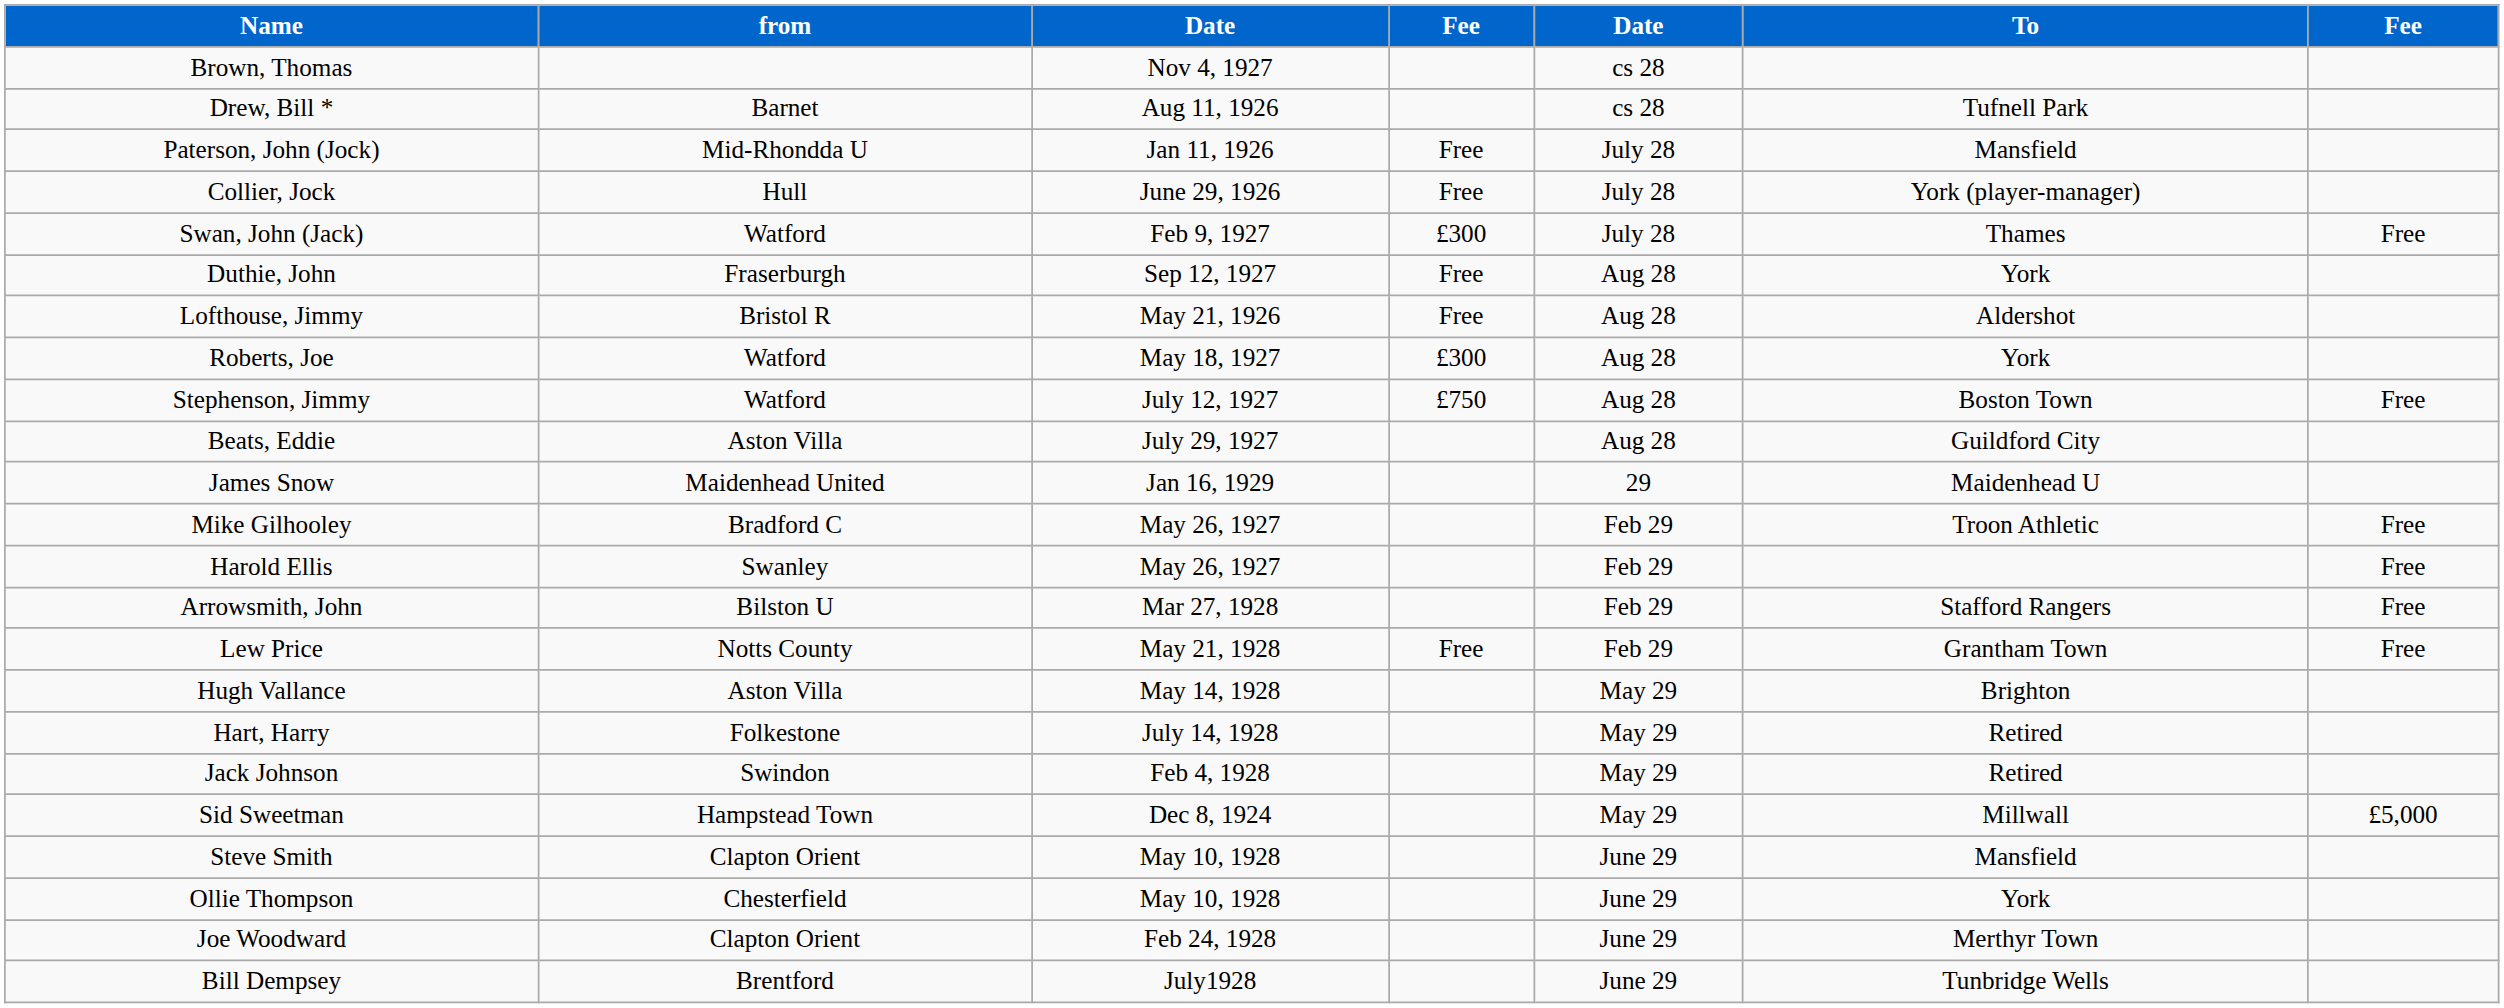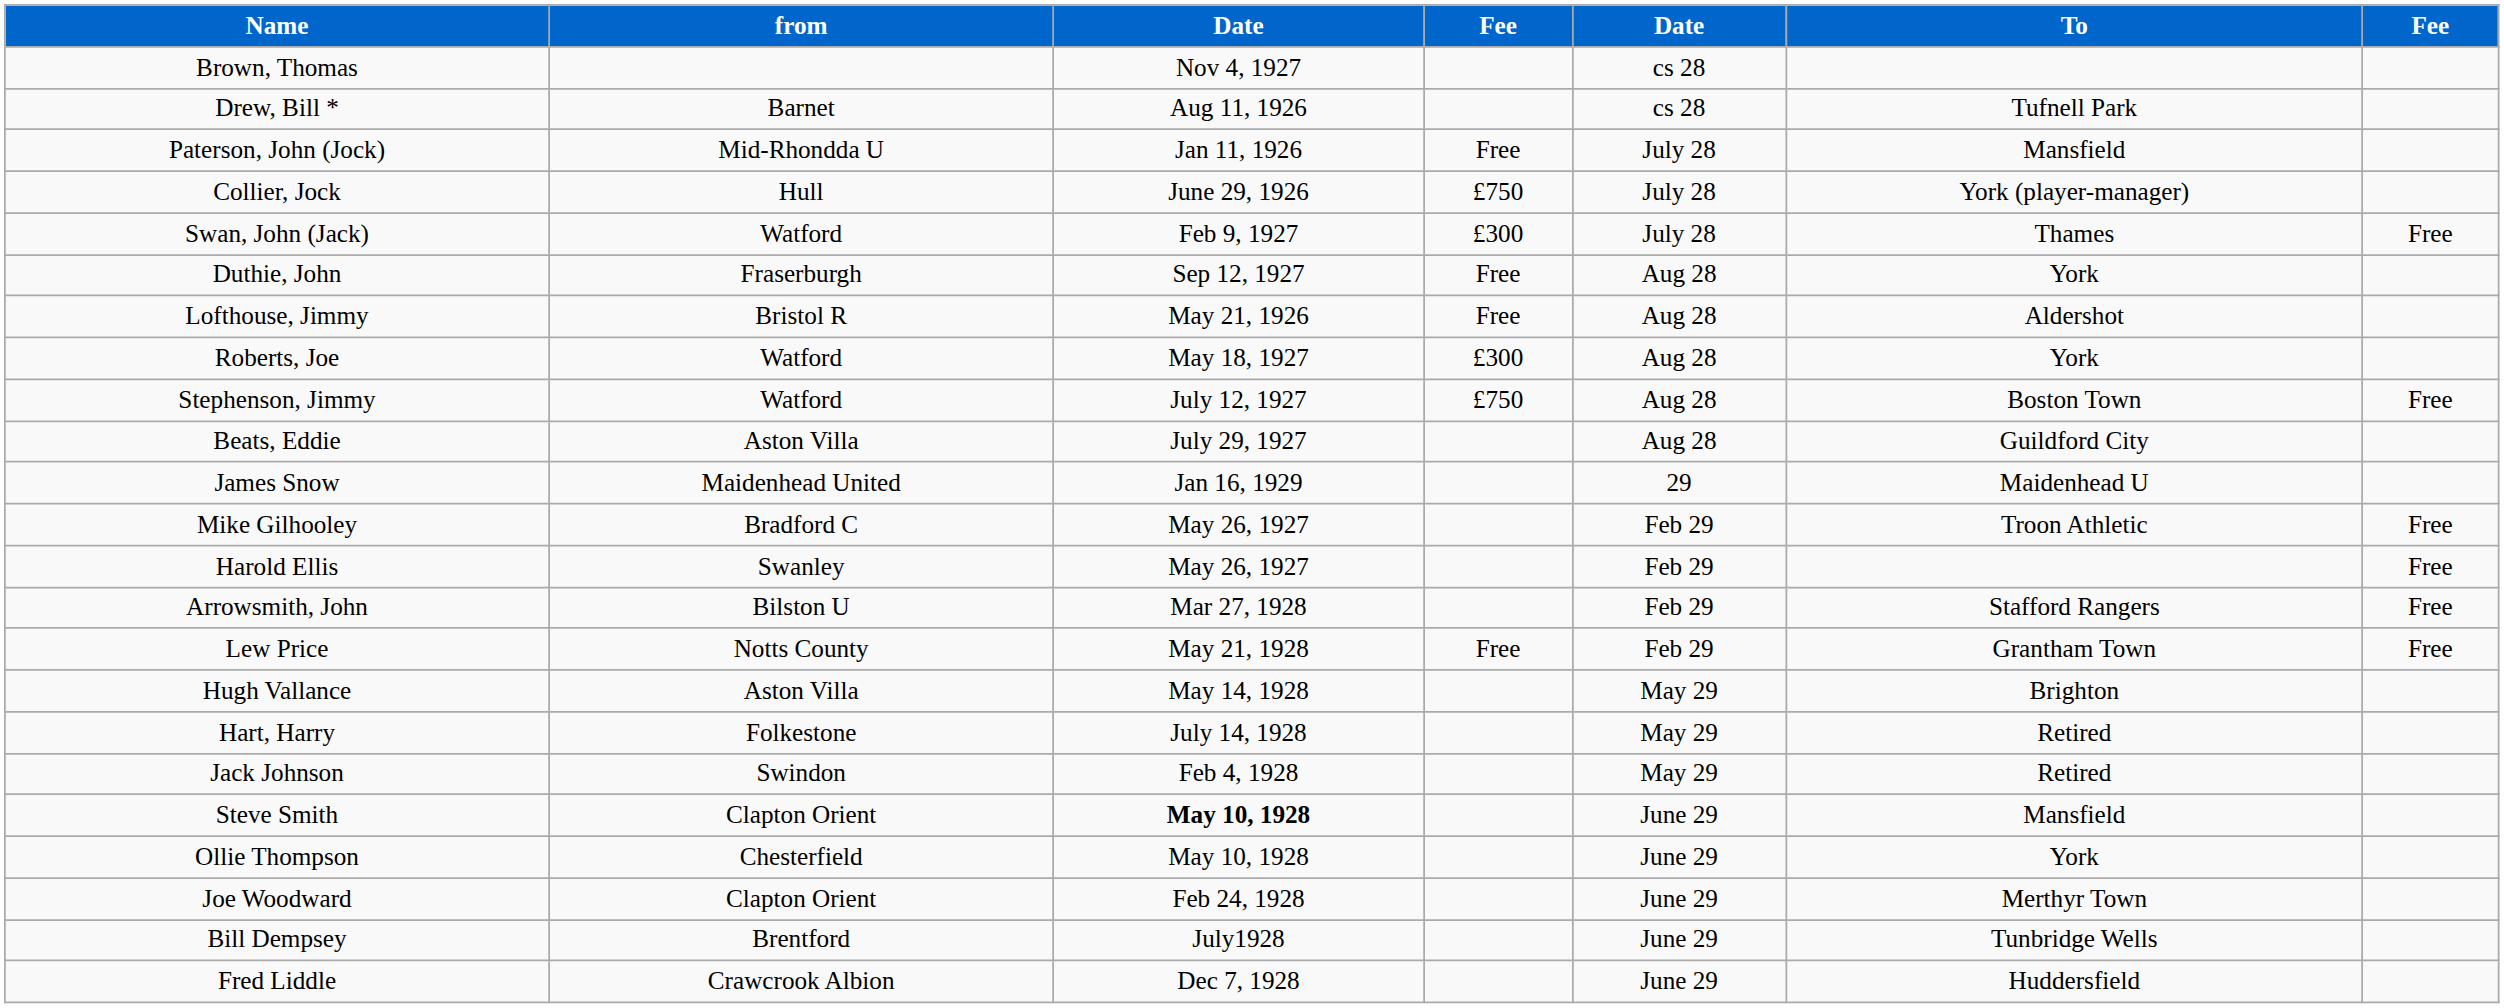(1461, 191) Free -> (1498, 191) £750
- row: (271, 815)
(1210, 856) normal -> (1239, 815) bold
+ row: (277, 981)
